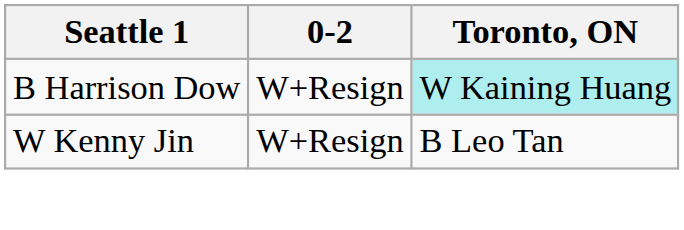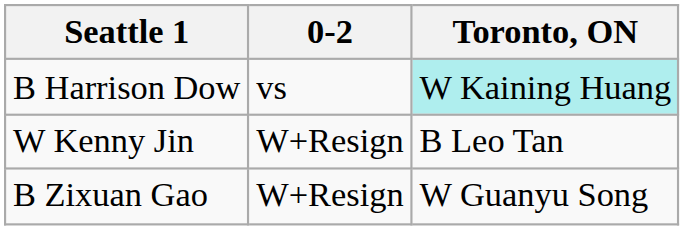(330, 86) W+Resign -> (272, 86) vs
+ row: (110, 195)
